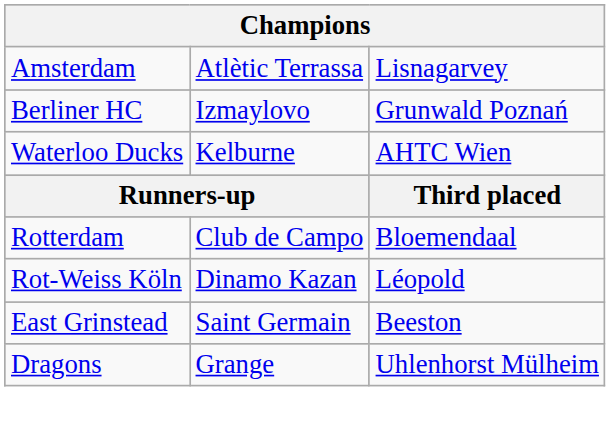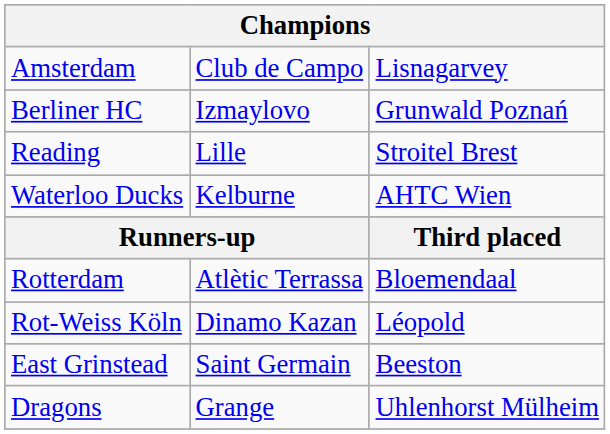(279, 68) Atlètic Terrassa -> (279, 68) Club de Campo
+ row: (56, 152)
(279, 237) Club de Campo -> (279, 279) Atlètic Terrassa
